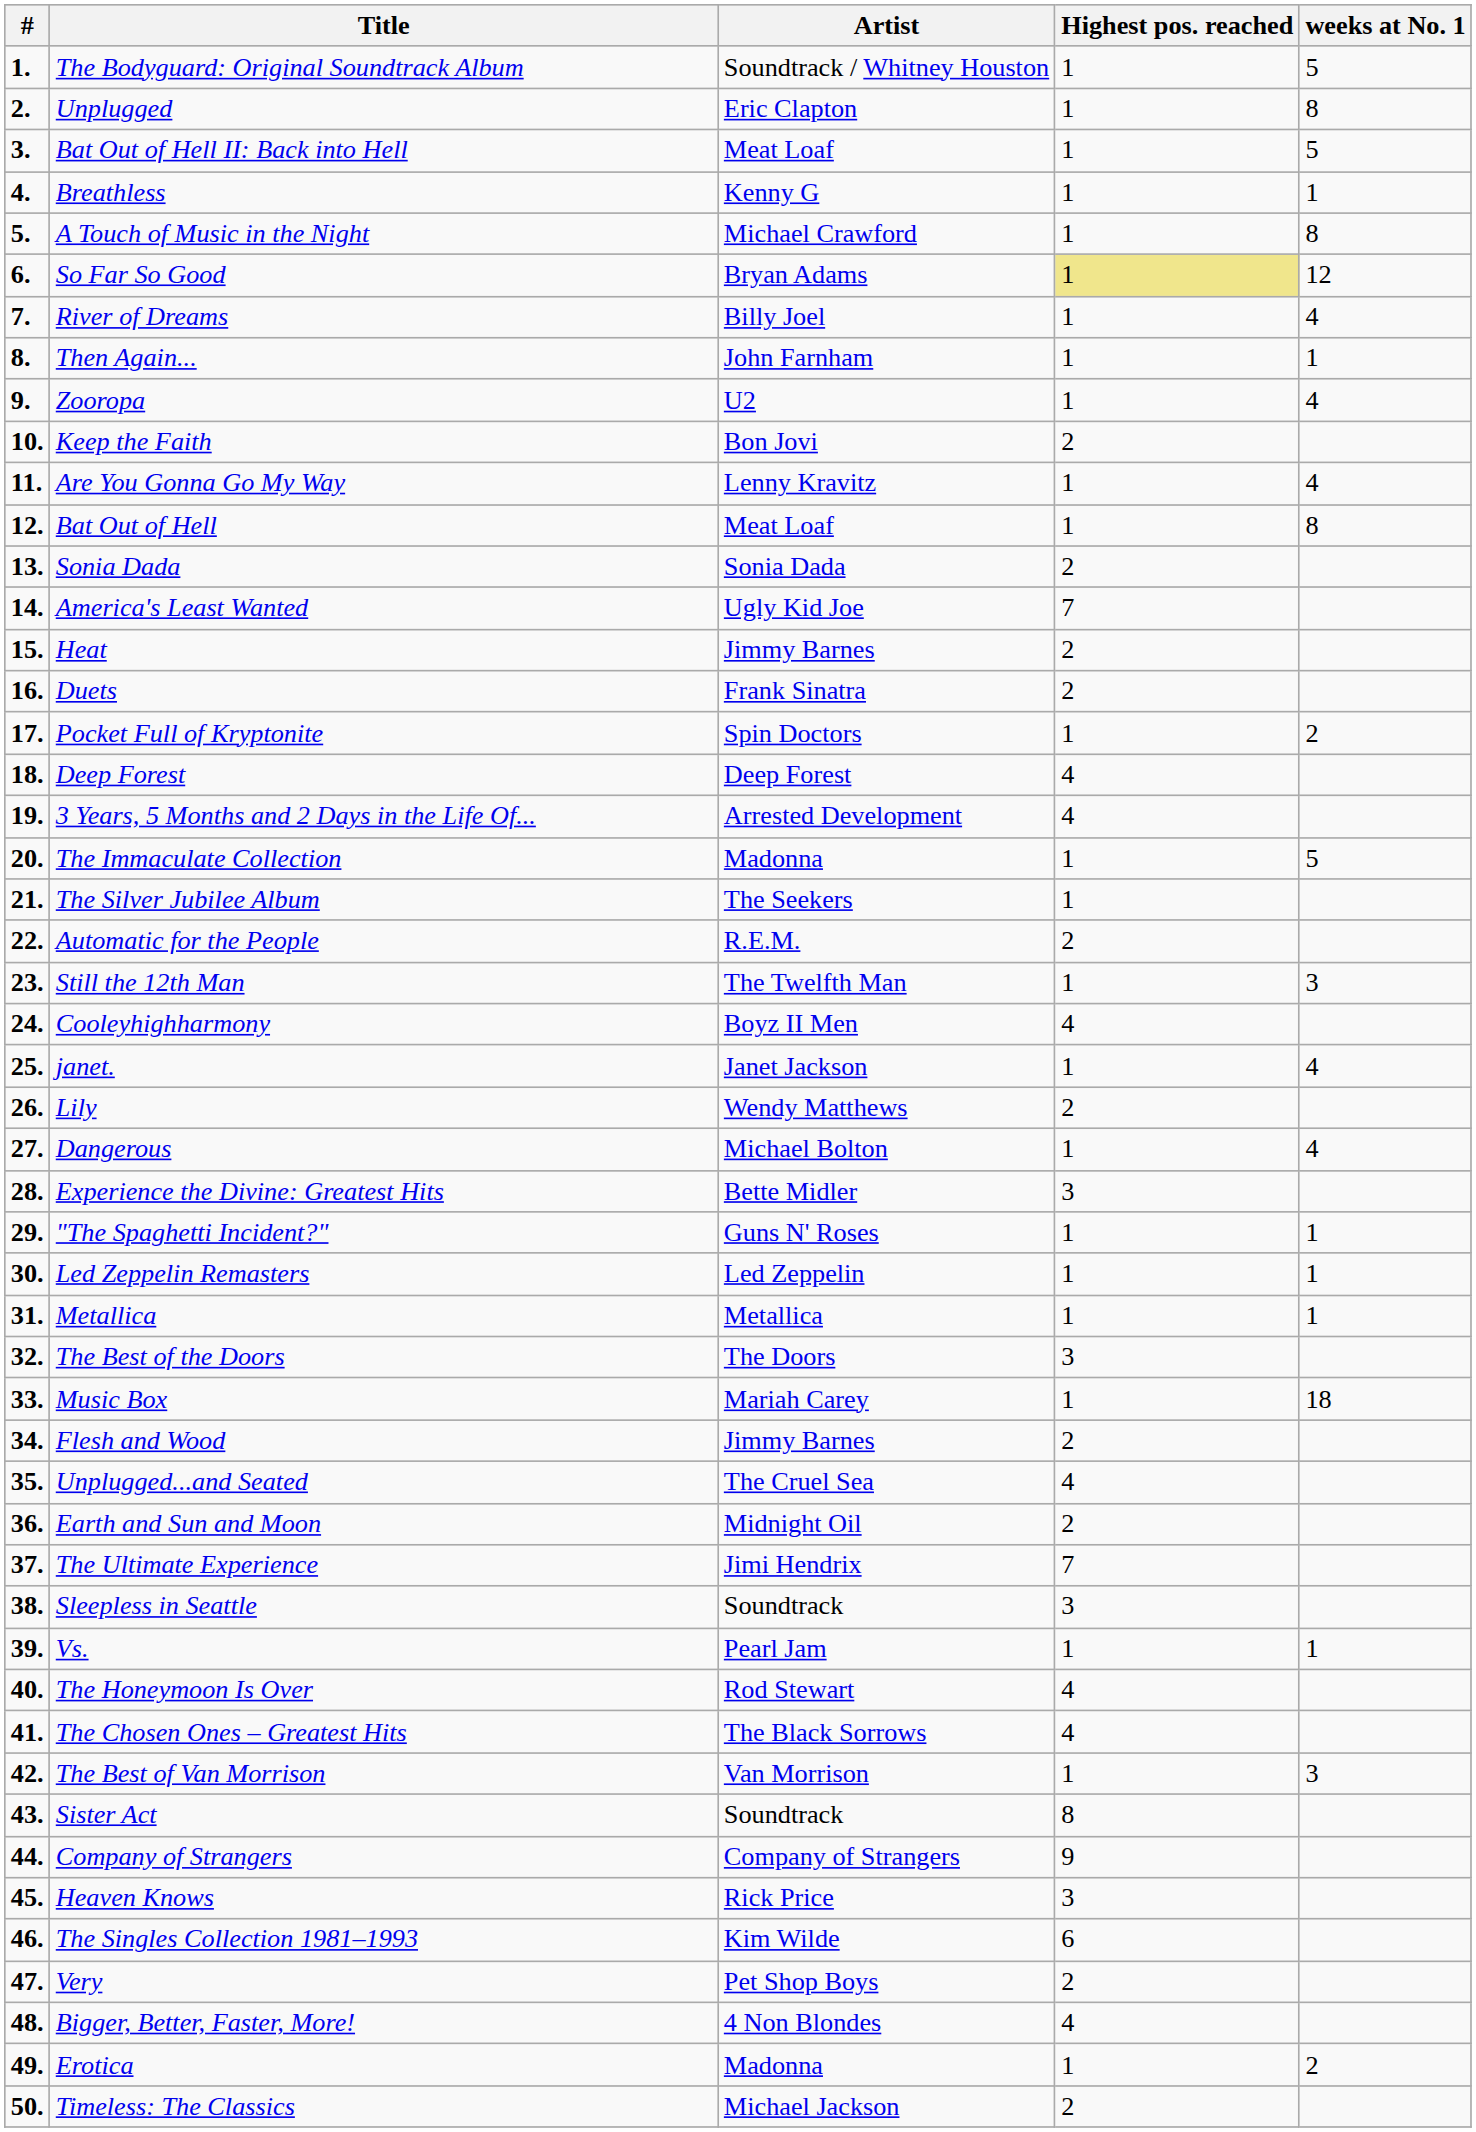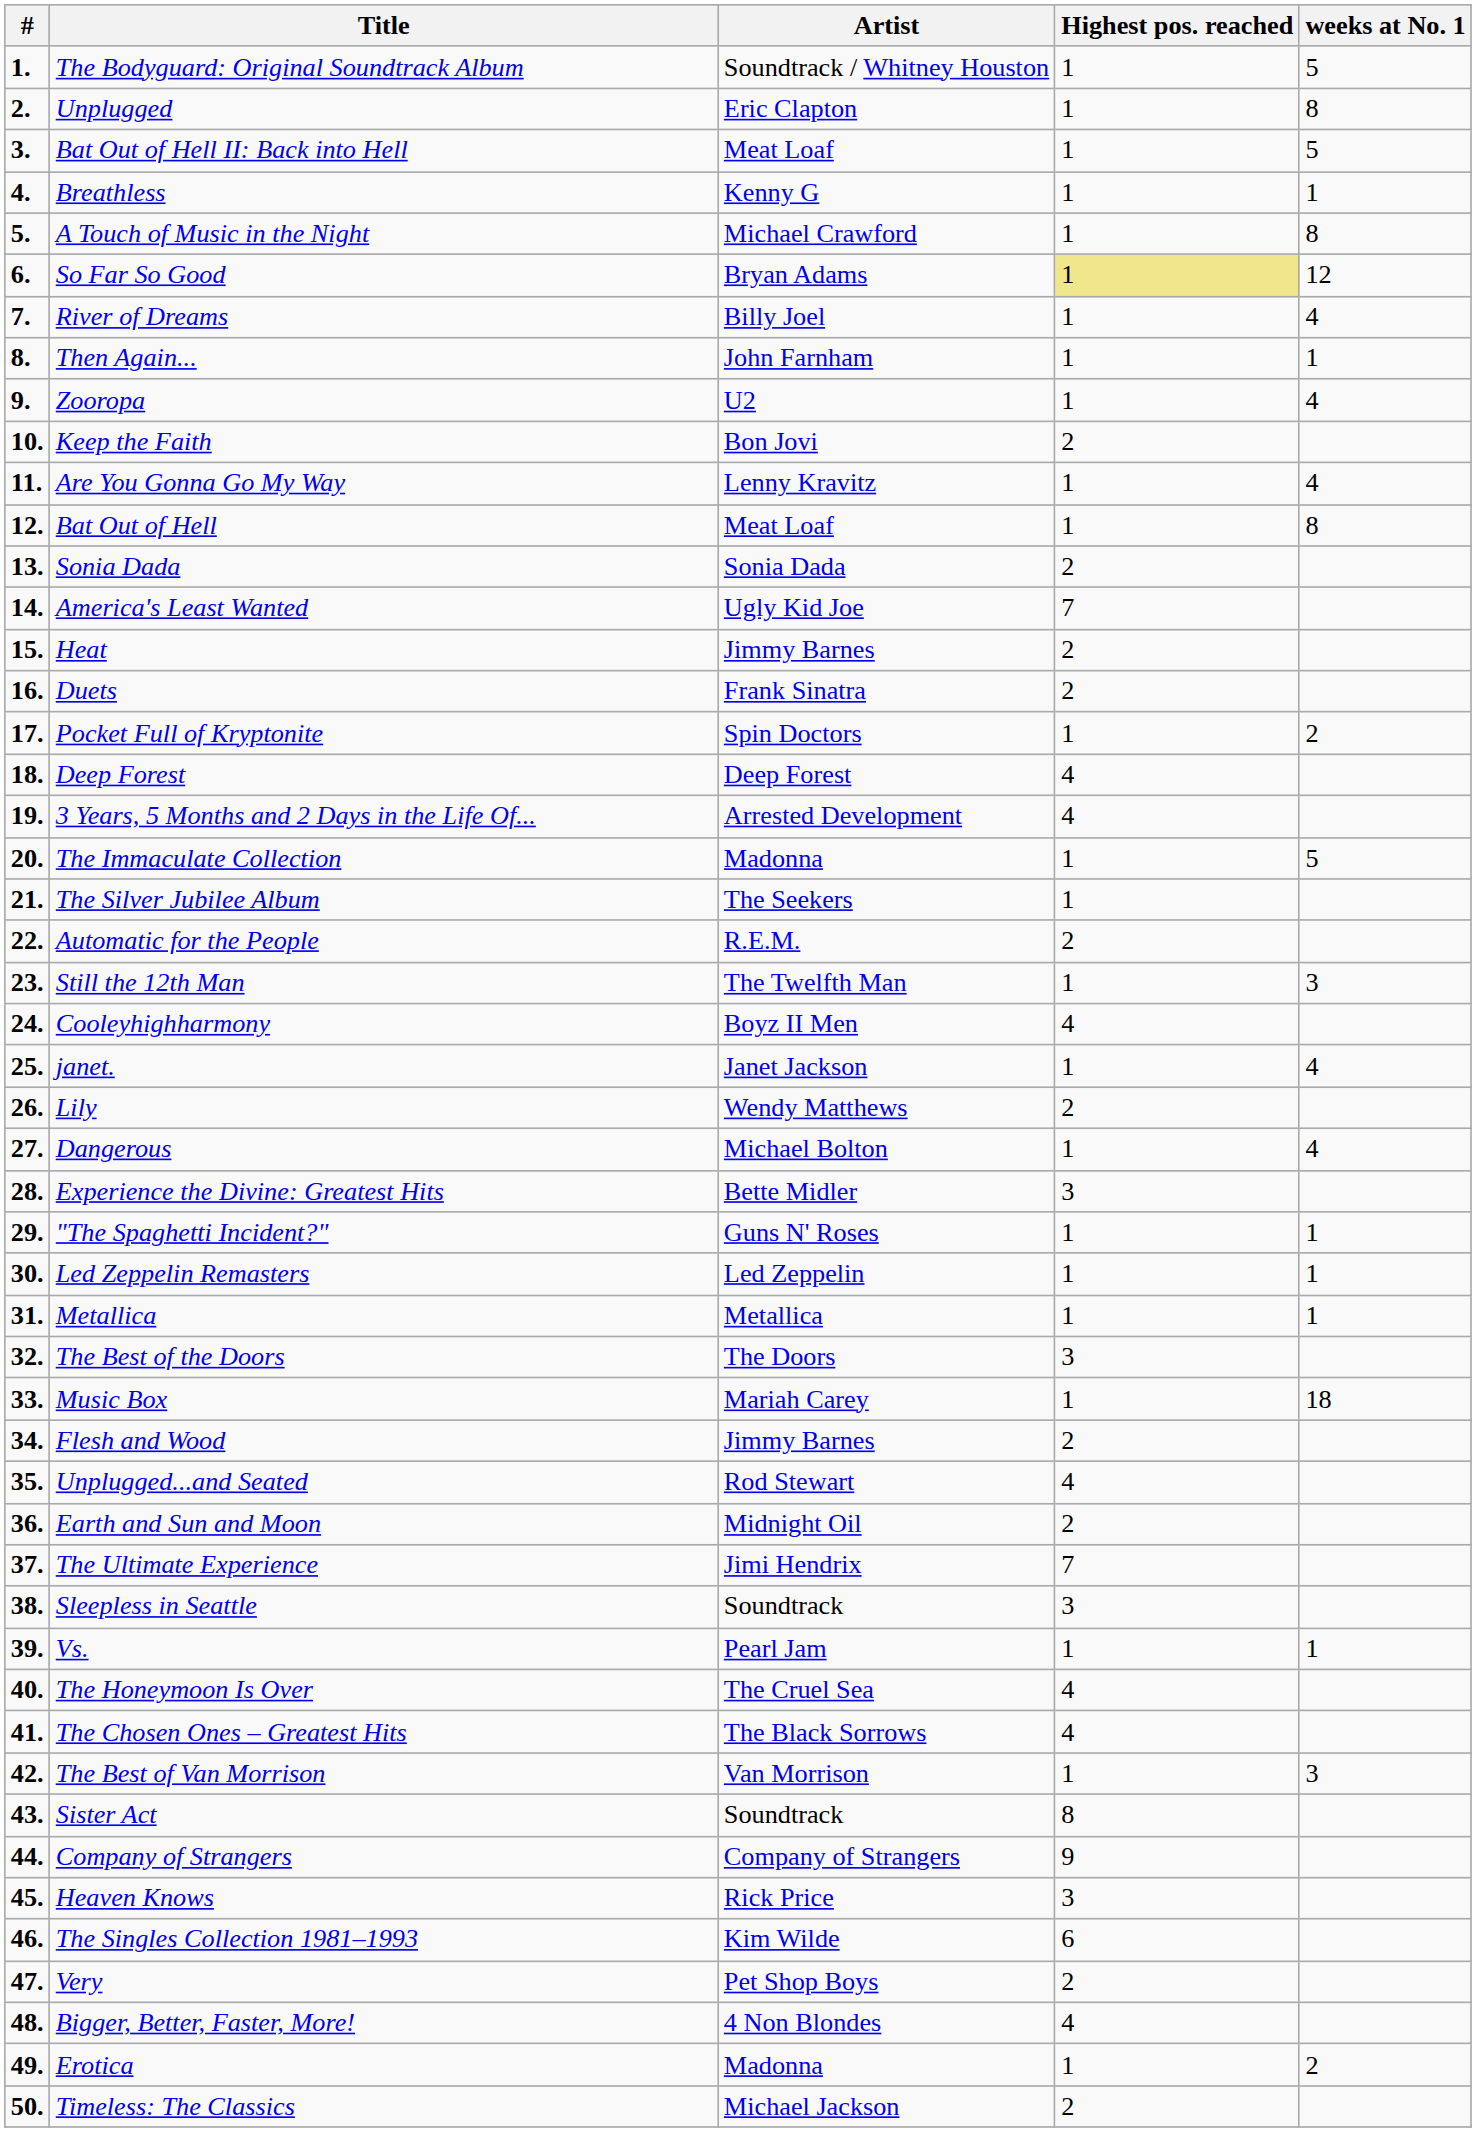(799, 1481) The Cruel Sea -> (789, 1481) Rod Stewart
(789, 1689) Rod Stewart -> (799, 1689) The Cruel Sea
